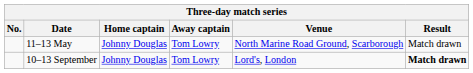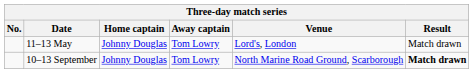(319, 44) North Marine Road Ground, Scarborough -> (265, 44) Lord's, London
(265, 60) Lord's, London -> (319, 60) North Marine Road Ground, Scarborough
